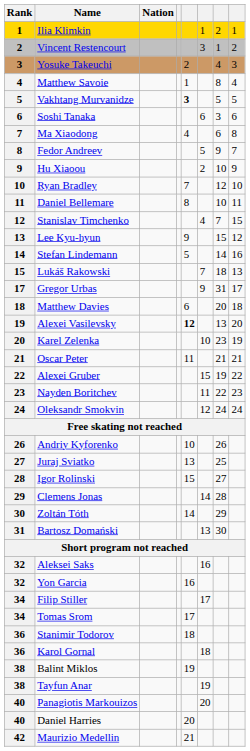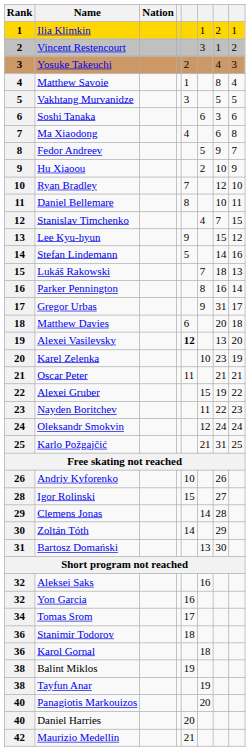(186, 99) bold -> (186, 99) normal
+ row: (78, 289)
+ row: (72, 444)
- row: (66, 461)
- row: (62, 599)
